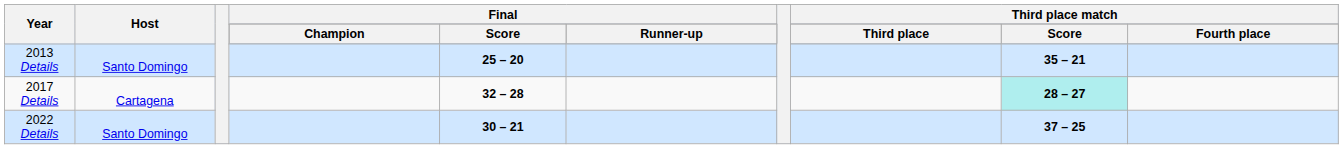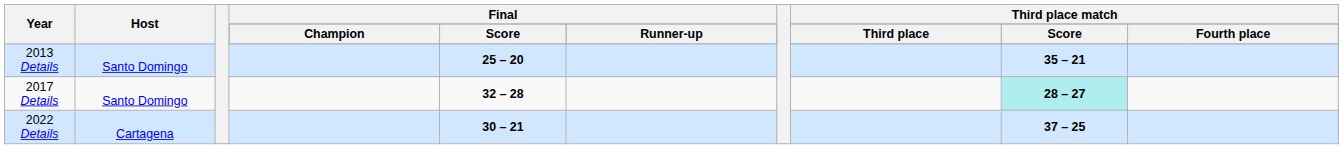(145, 101) Cartagena -> (145, 101) Santo Domingo
(145, 134) Santo Domingo -> (145, 134) Cartagena
